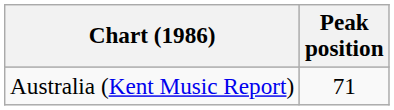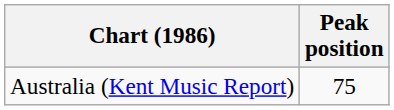(344, 85) 71 -> (344, 85) 75
